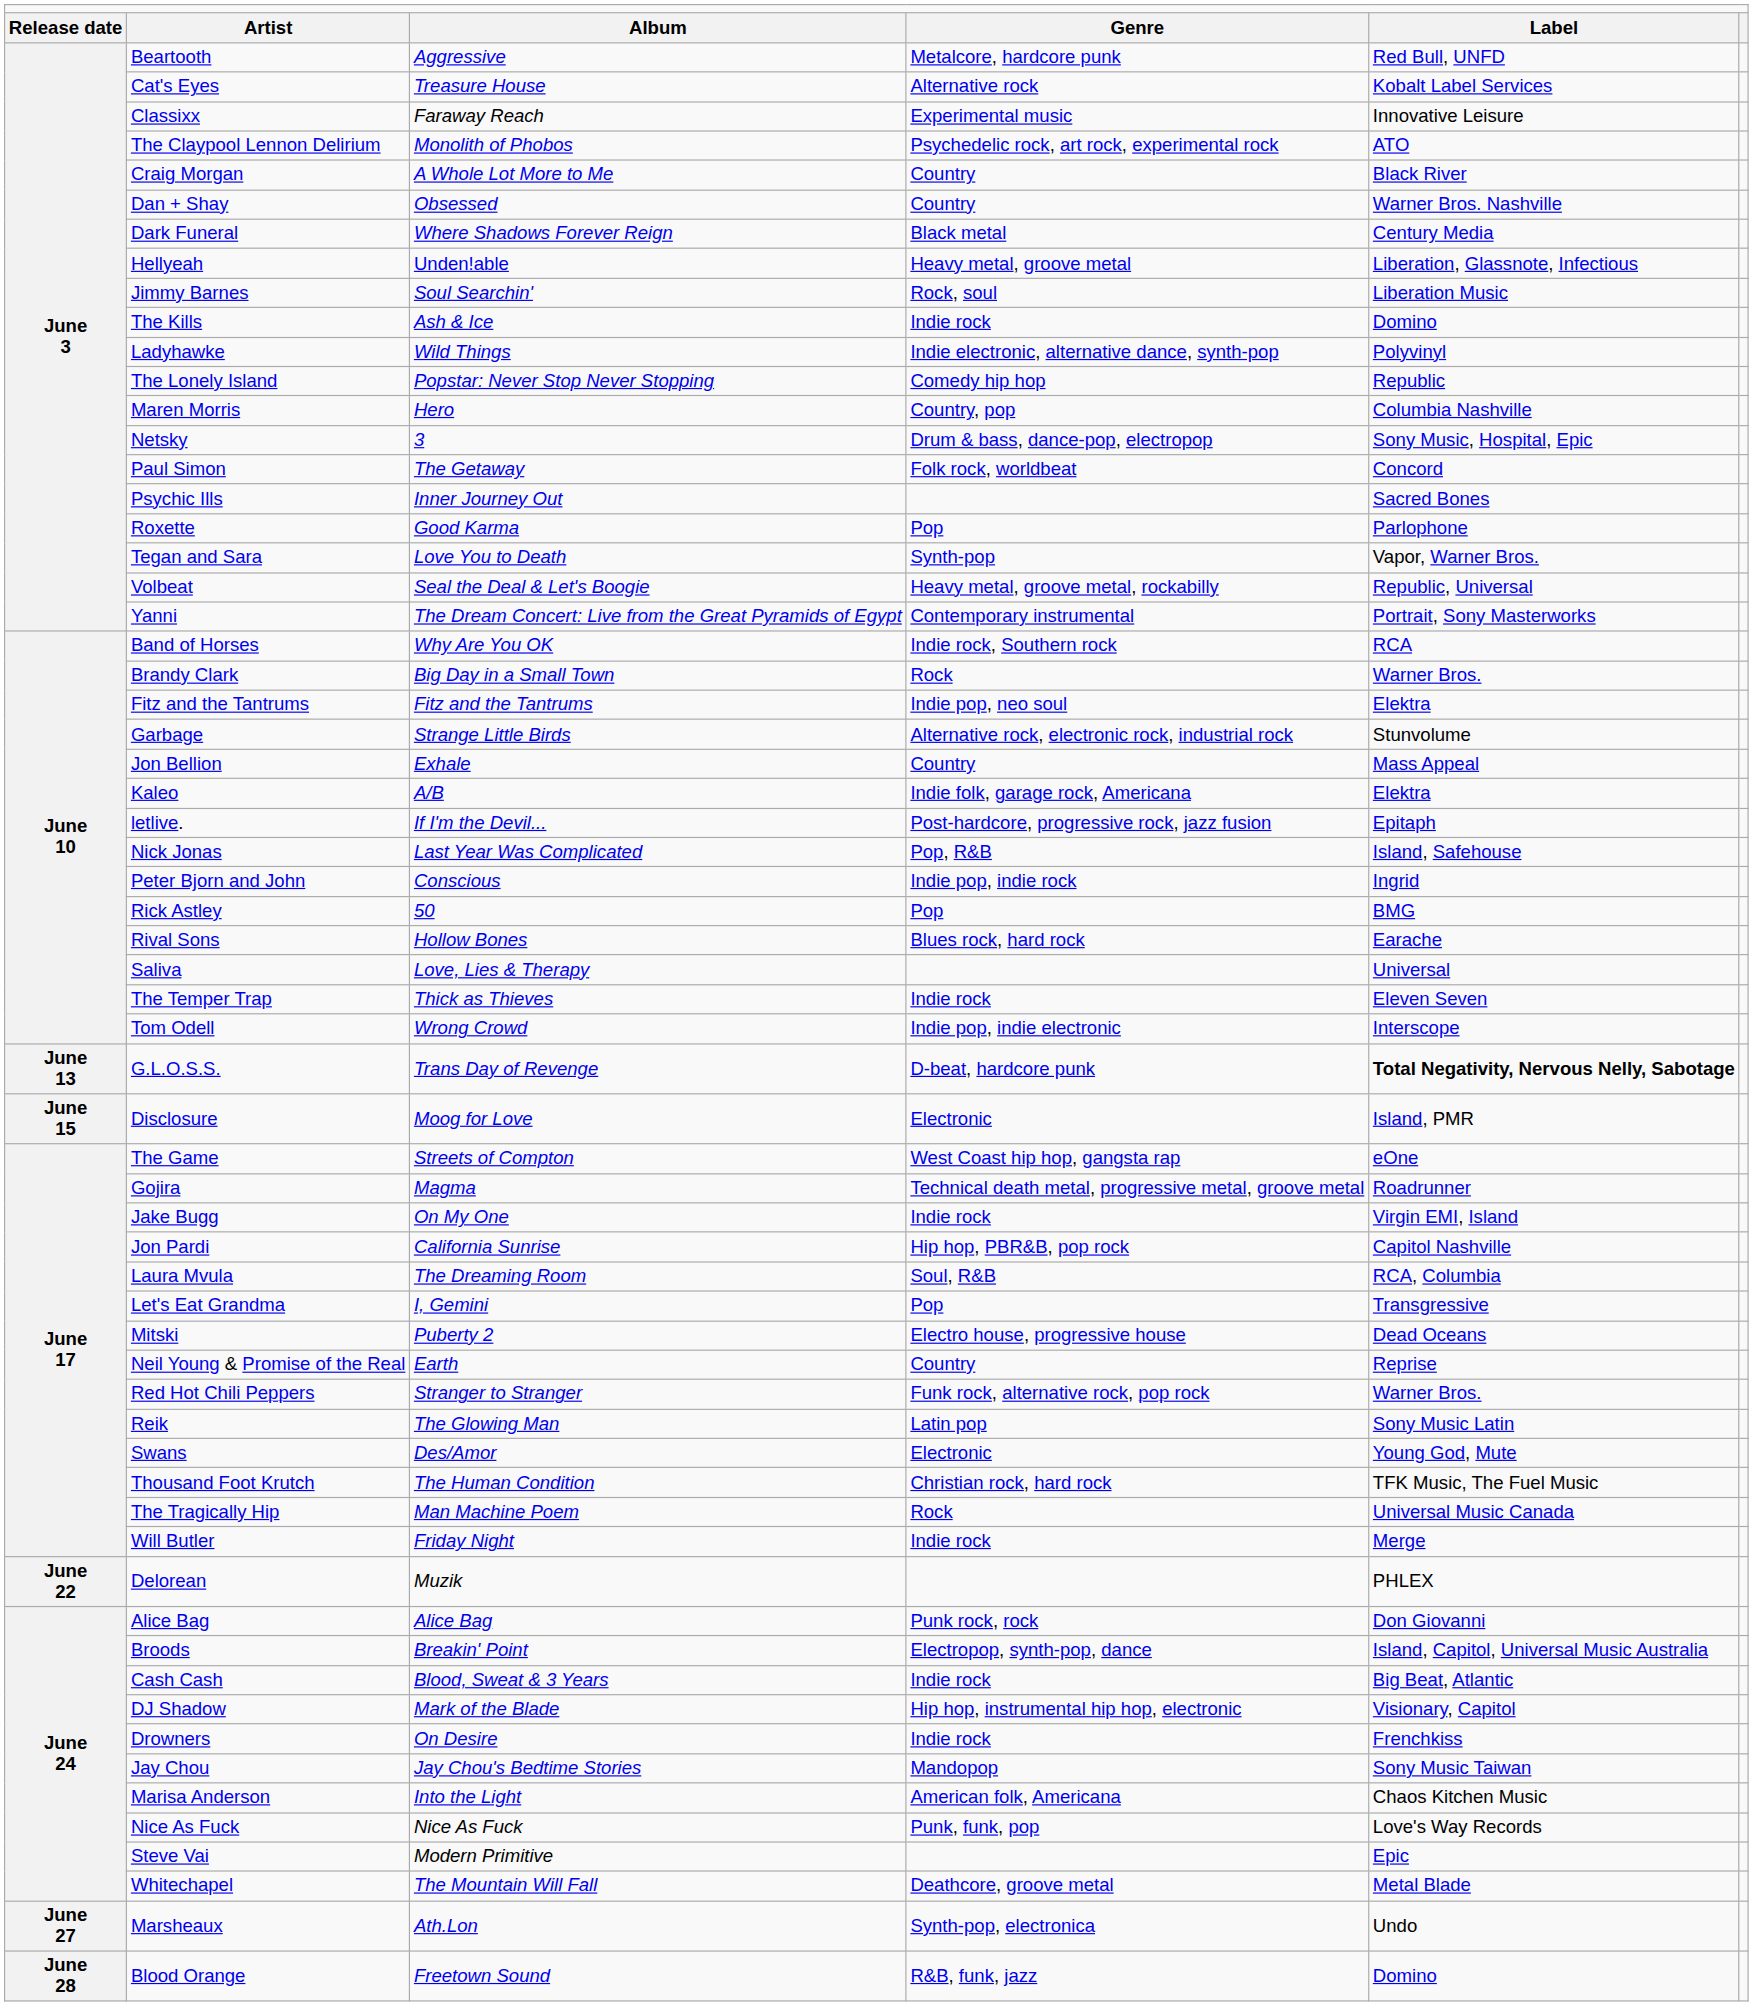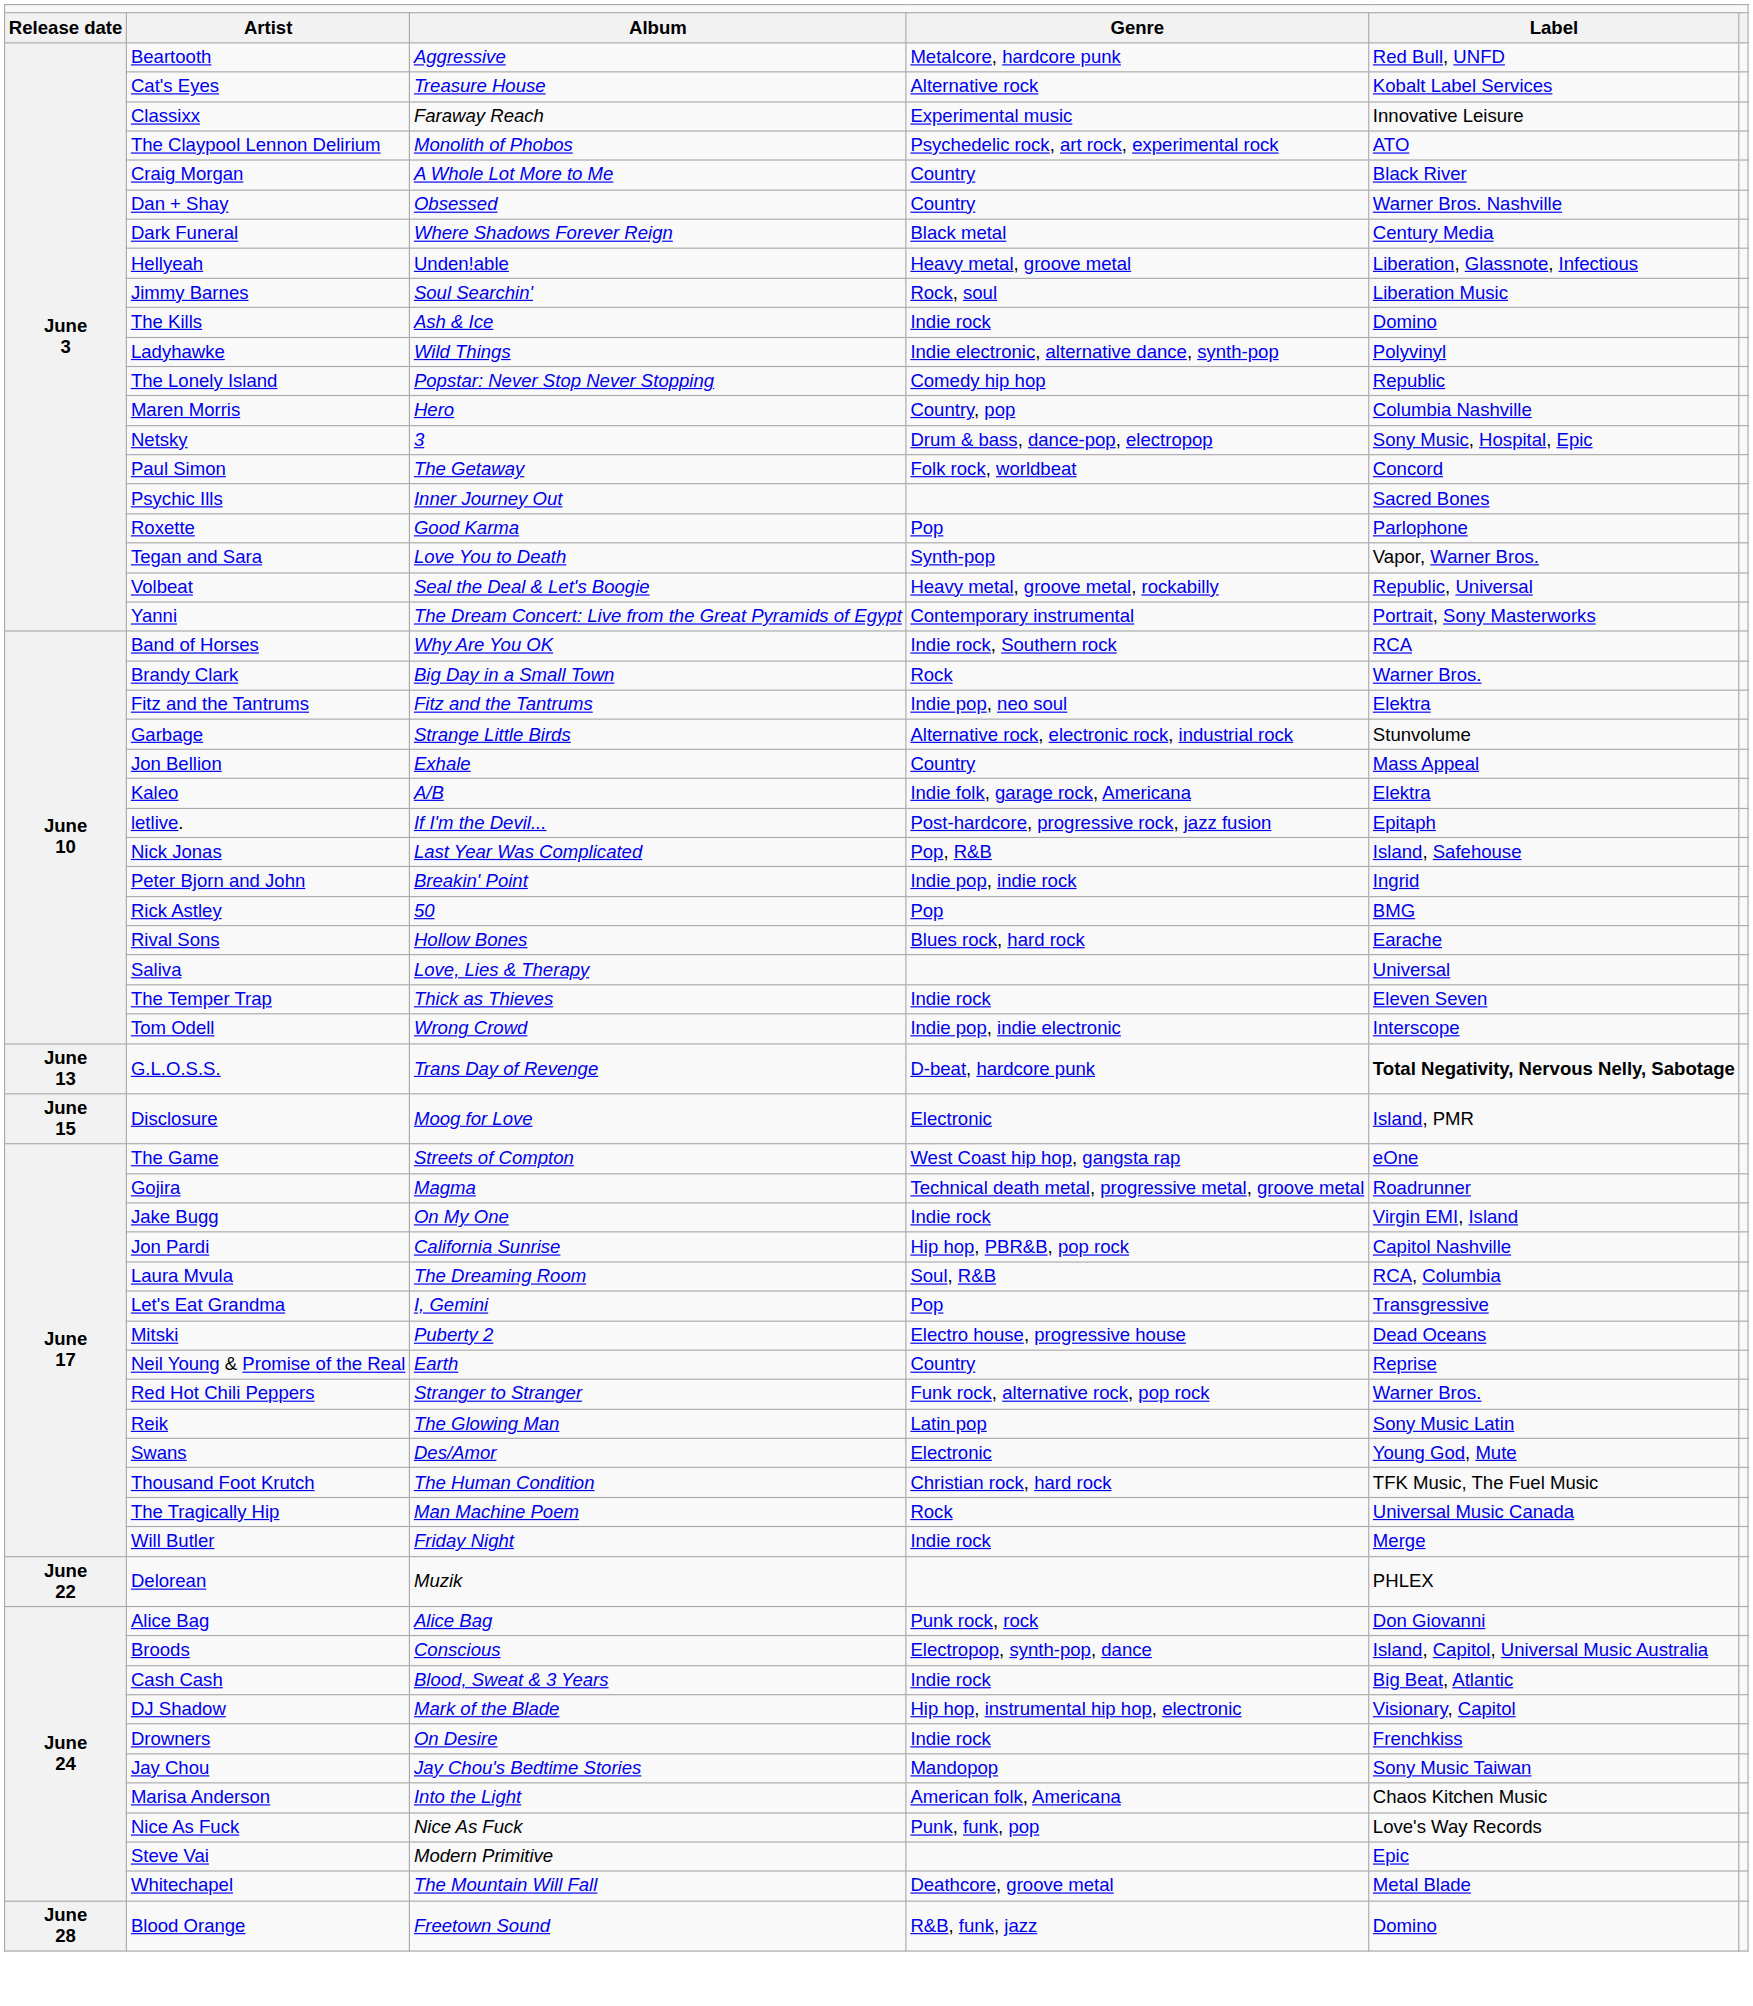(457, 881) Conscious -> (471, 881) Breakin' Point
(471, 1650) Breakin' Point -> (457, 1650) Conscious
- row: (177, 1925)
